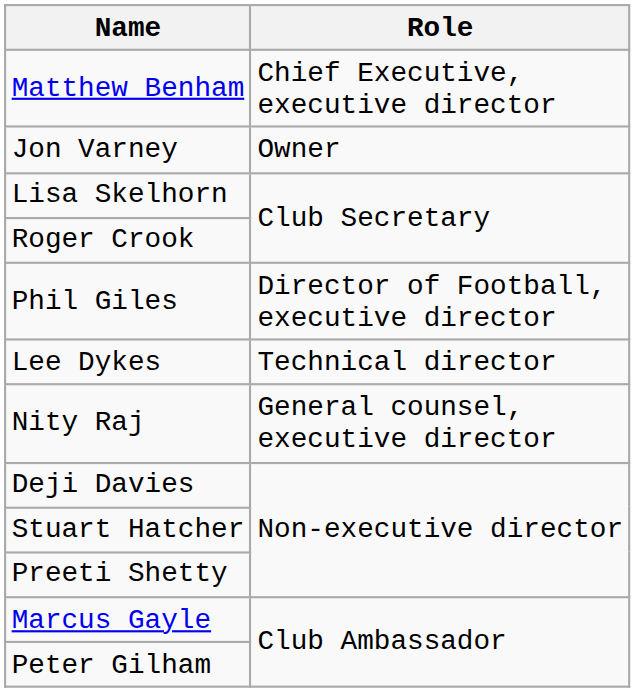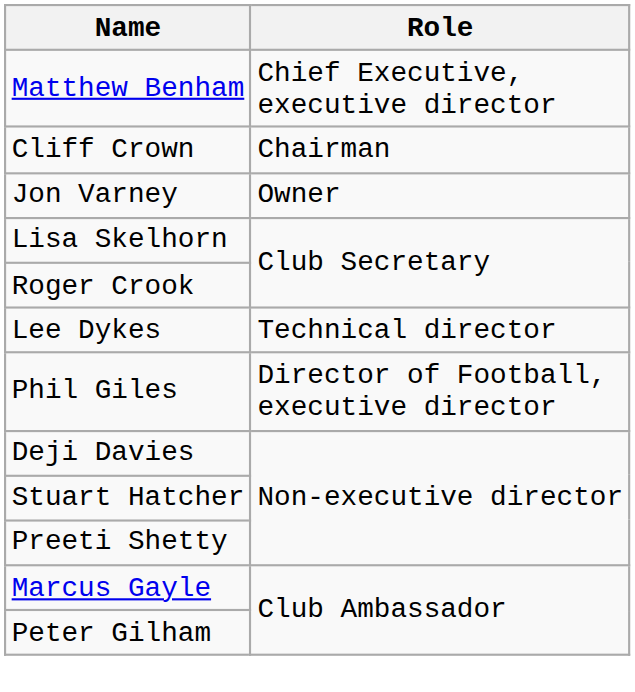+ row: (103, 150)
rows swapped: (95, 301) <-> (86, 362)
- row: (78, 423)
